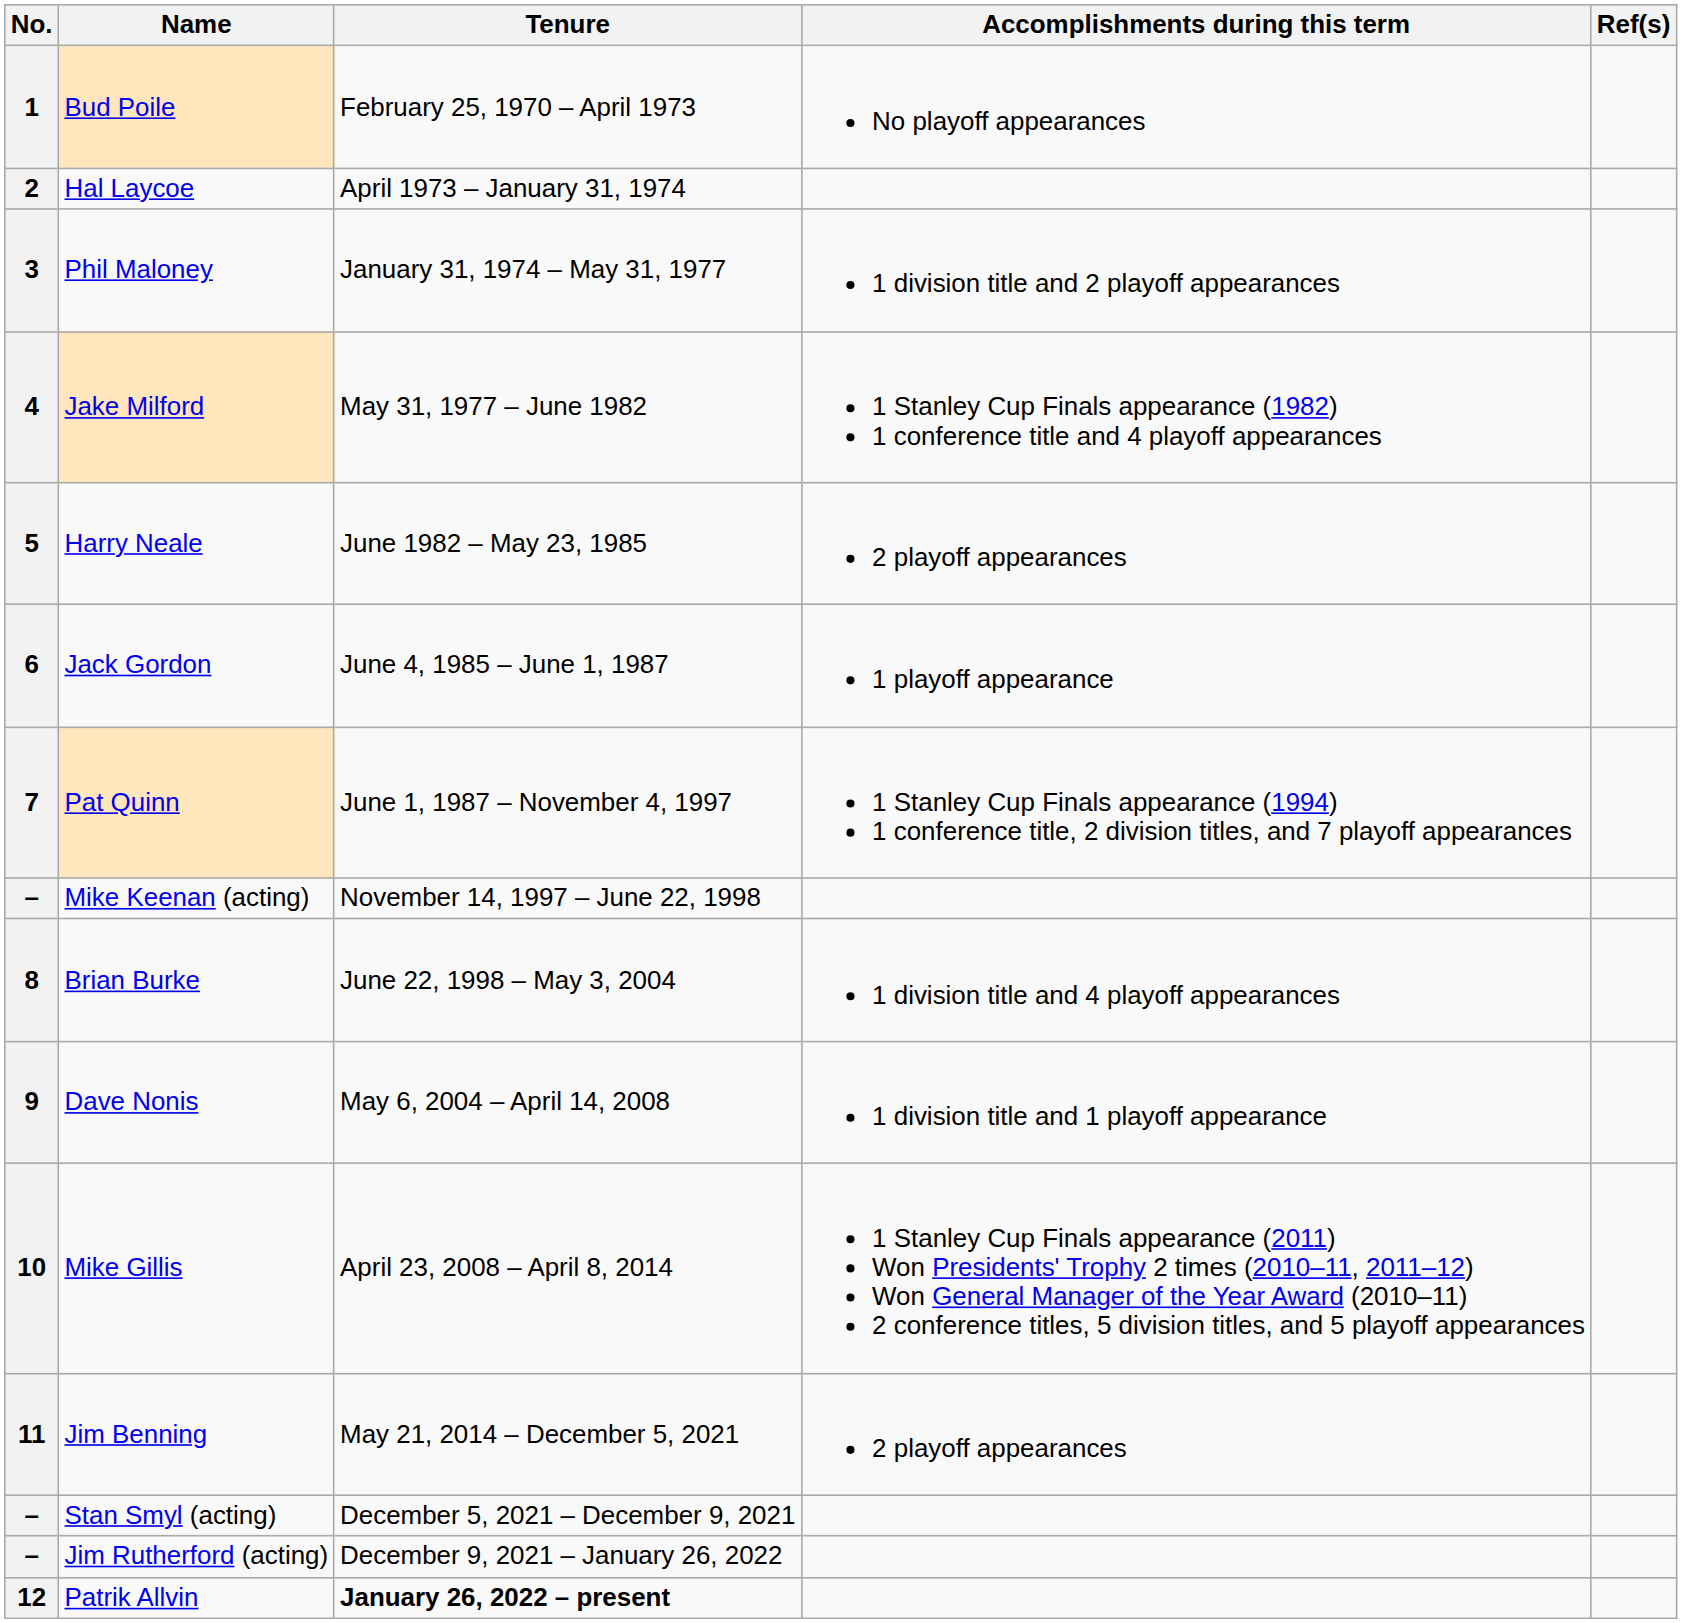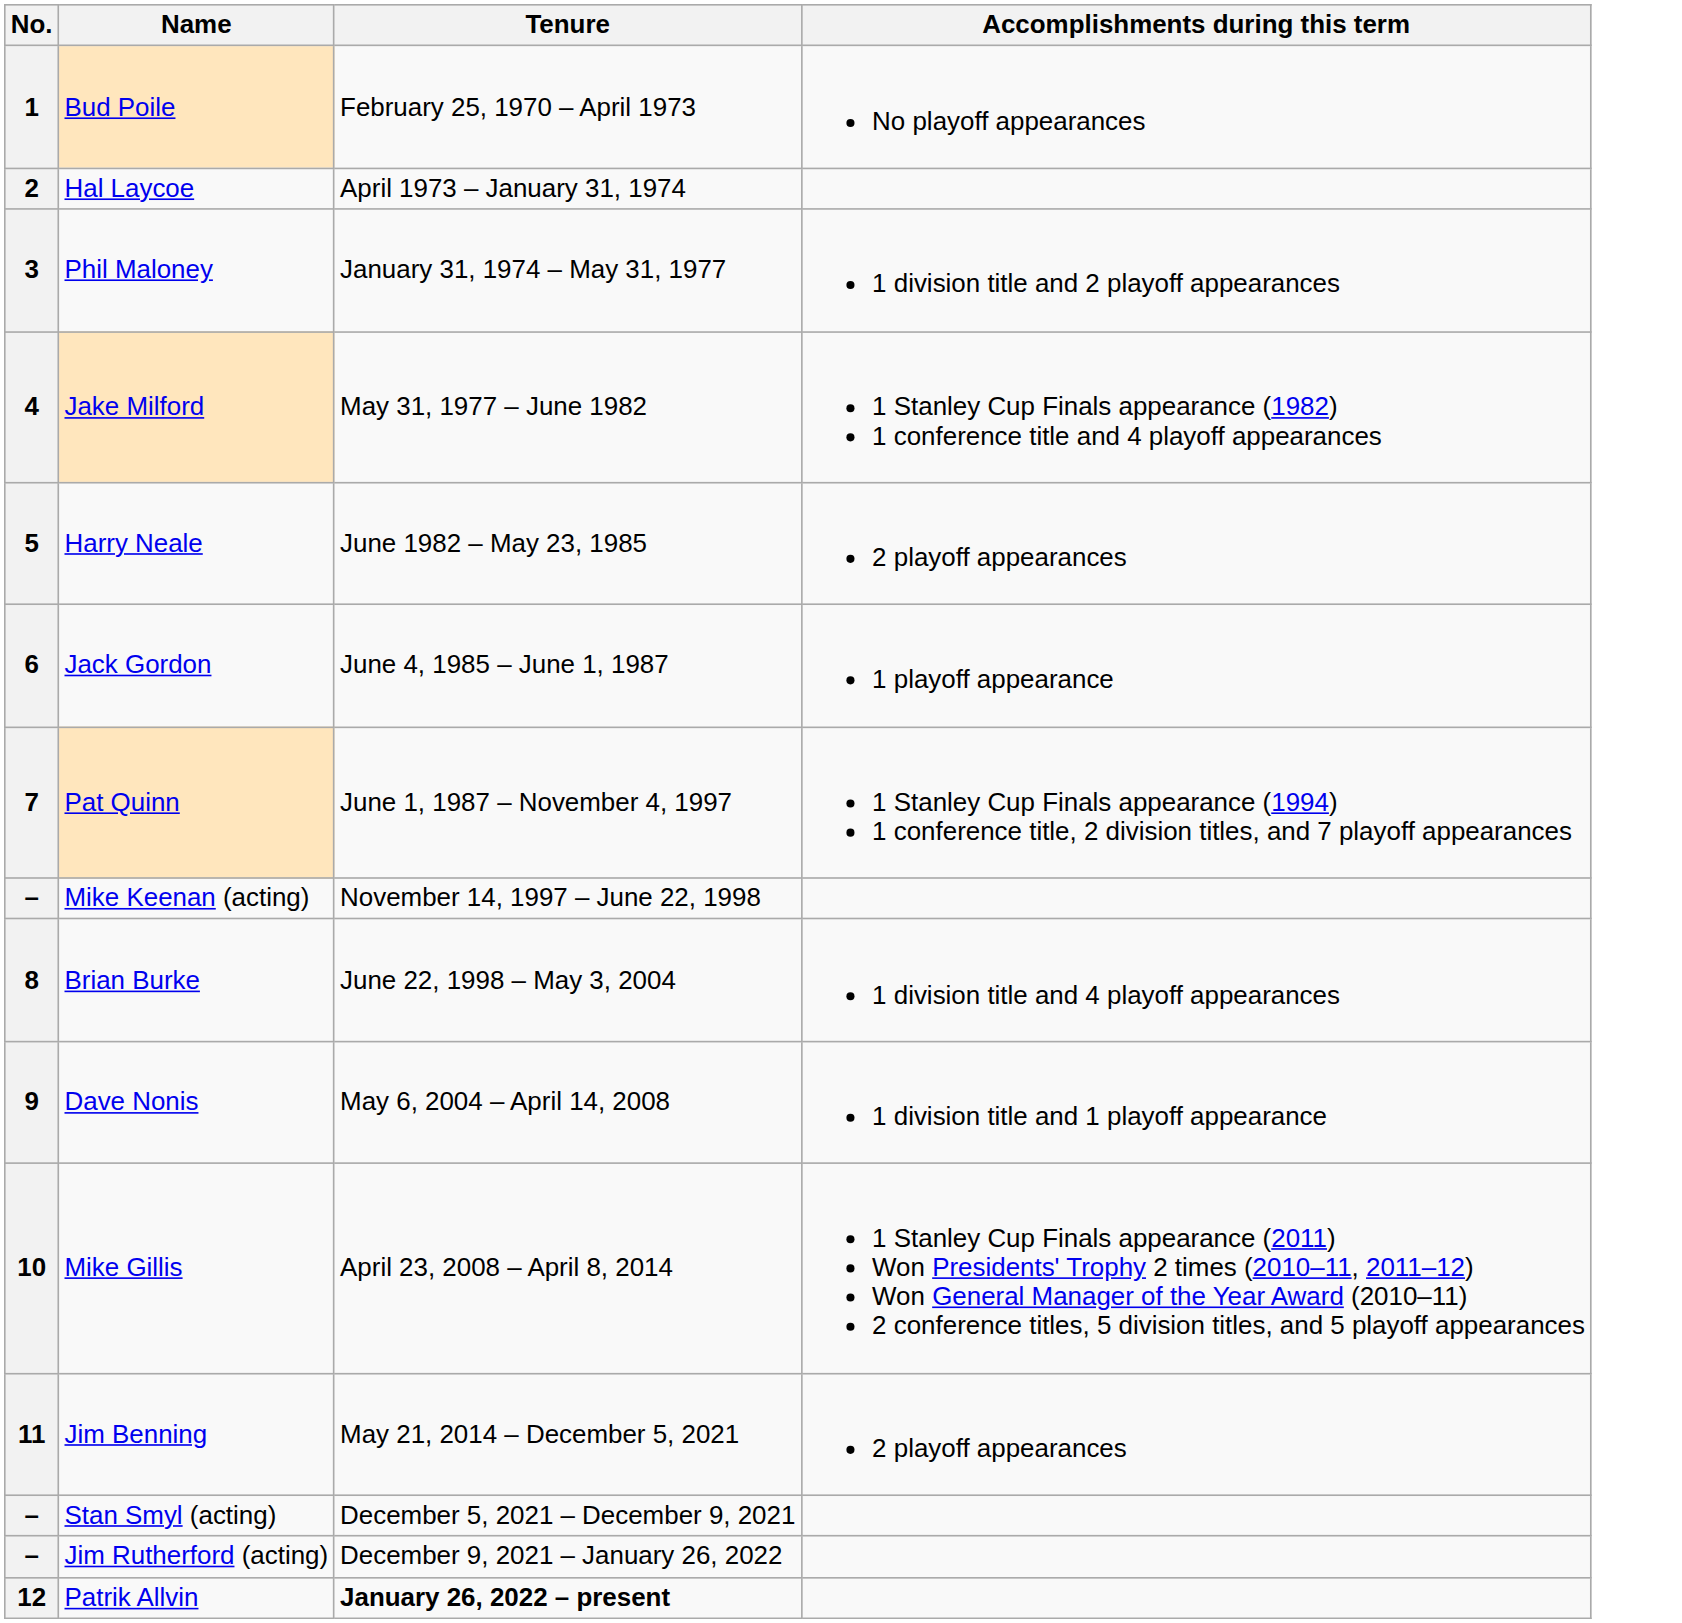- column: (1634, 25)
